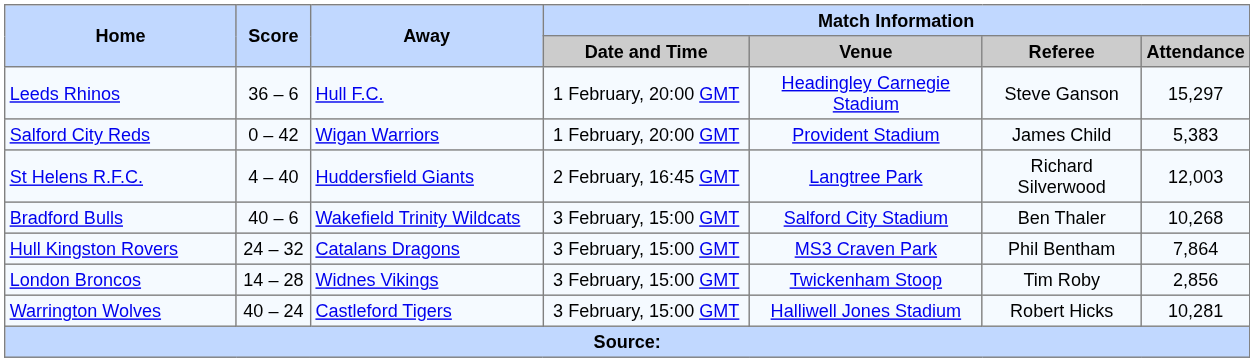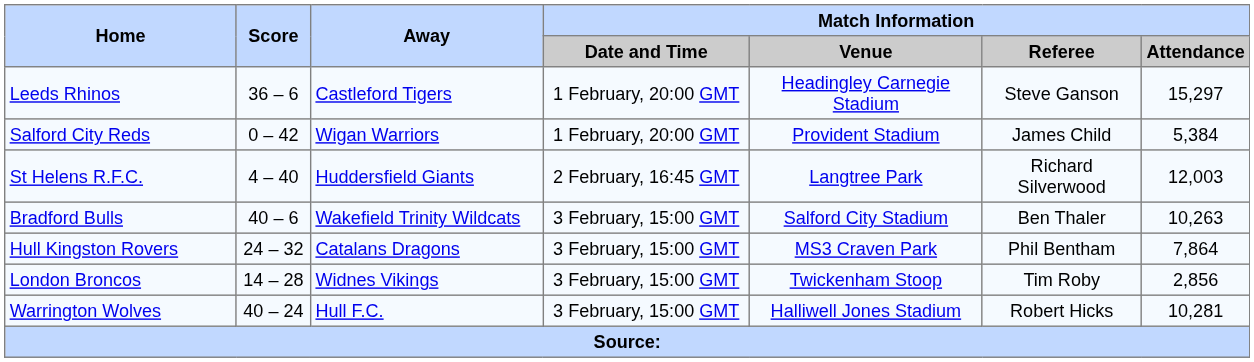(350, 93) Hull F.C. -> (384, 93) Castleford Tigers
(1196, 134) 5,383 -> (1196, 134) 5,384
(1196, 218) 10,268 -> (1196, 218) 10,263
(384, 311) Castleford Tigers -> (350, 311) Hull F.C.
